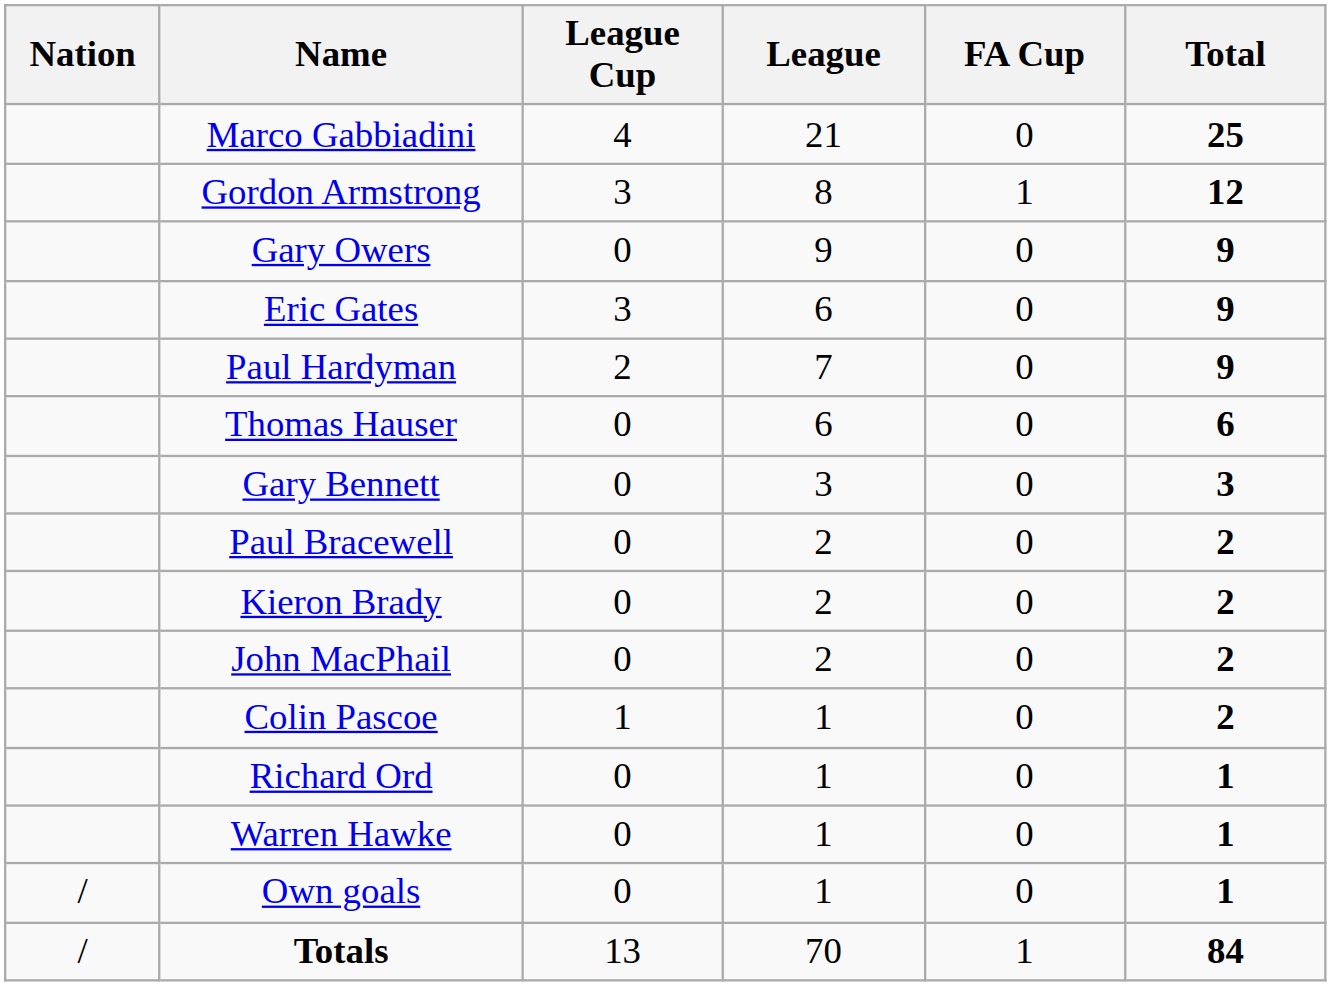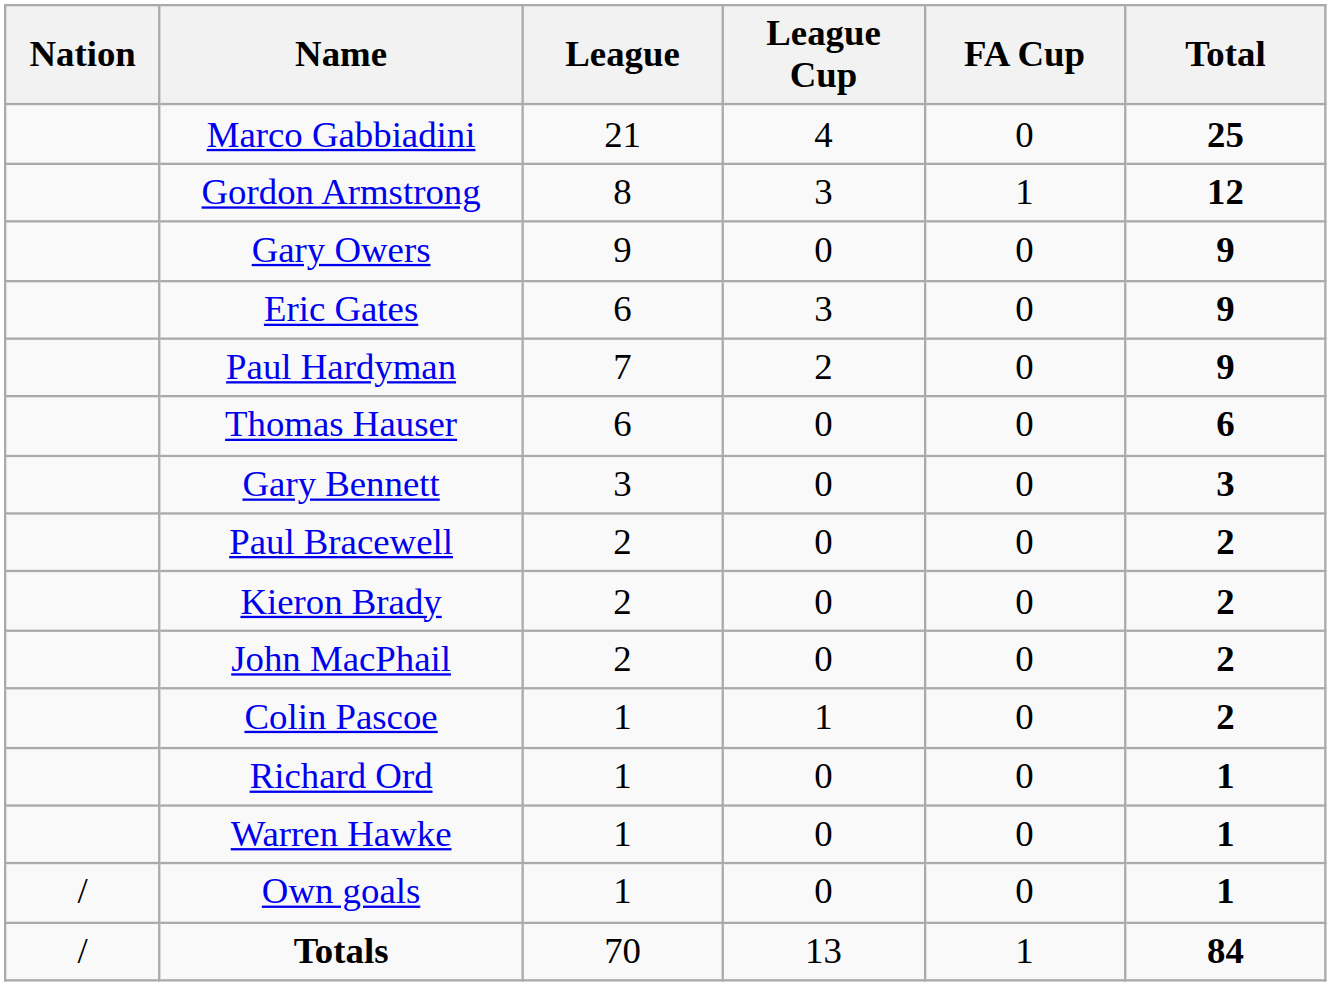columns swapped: (824, 54) <-> (623, 54)
